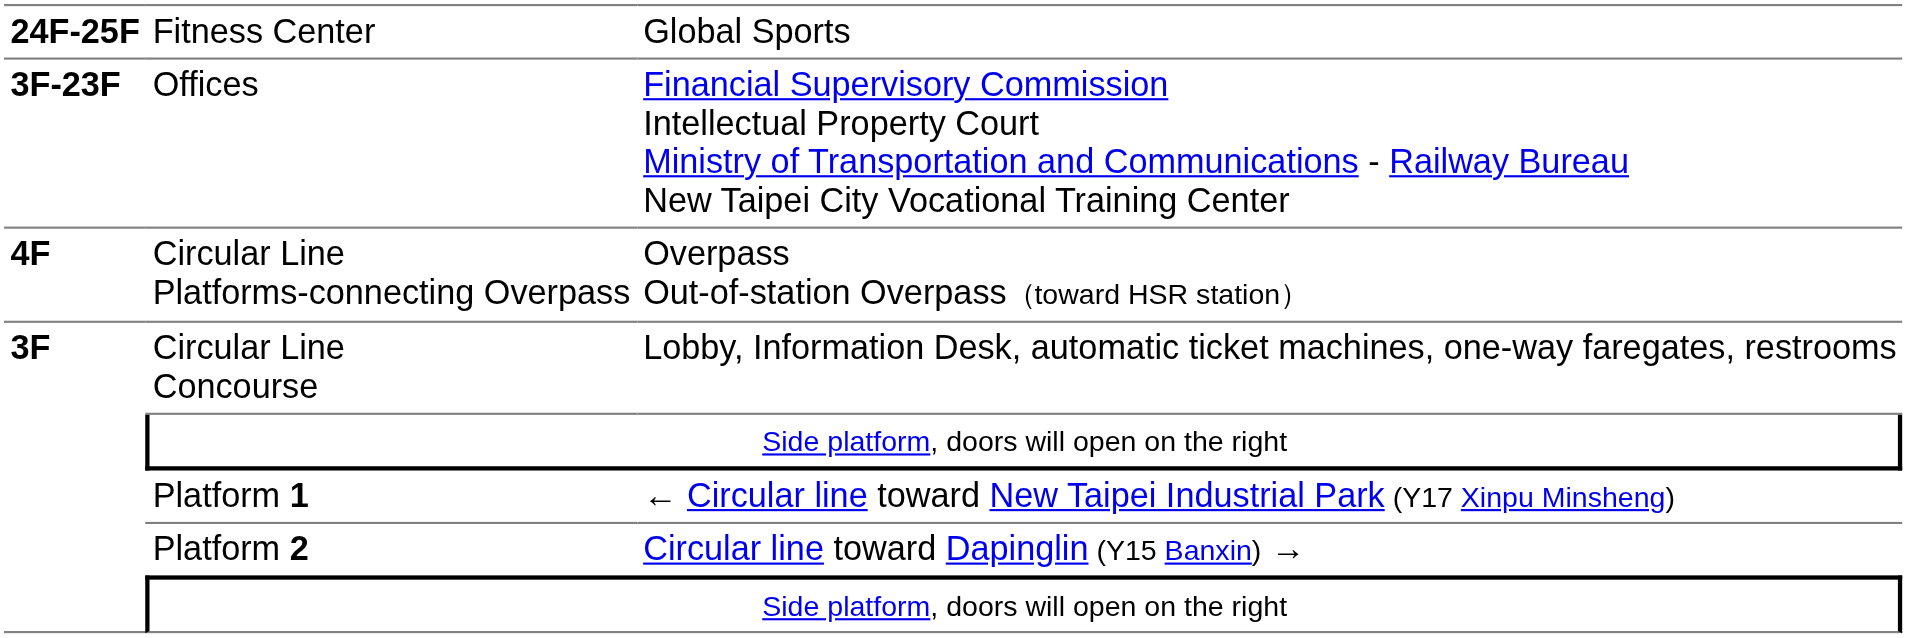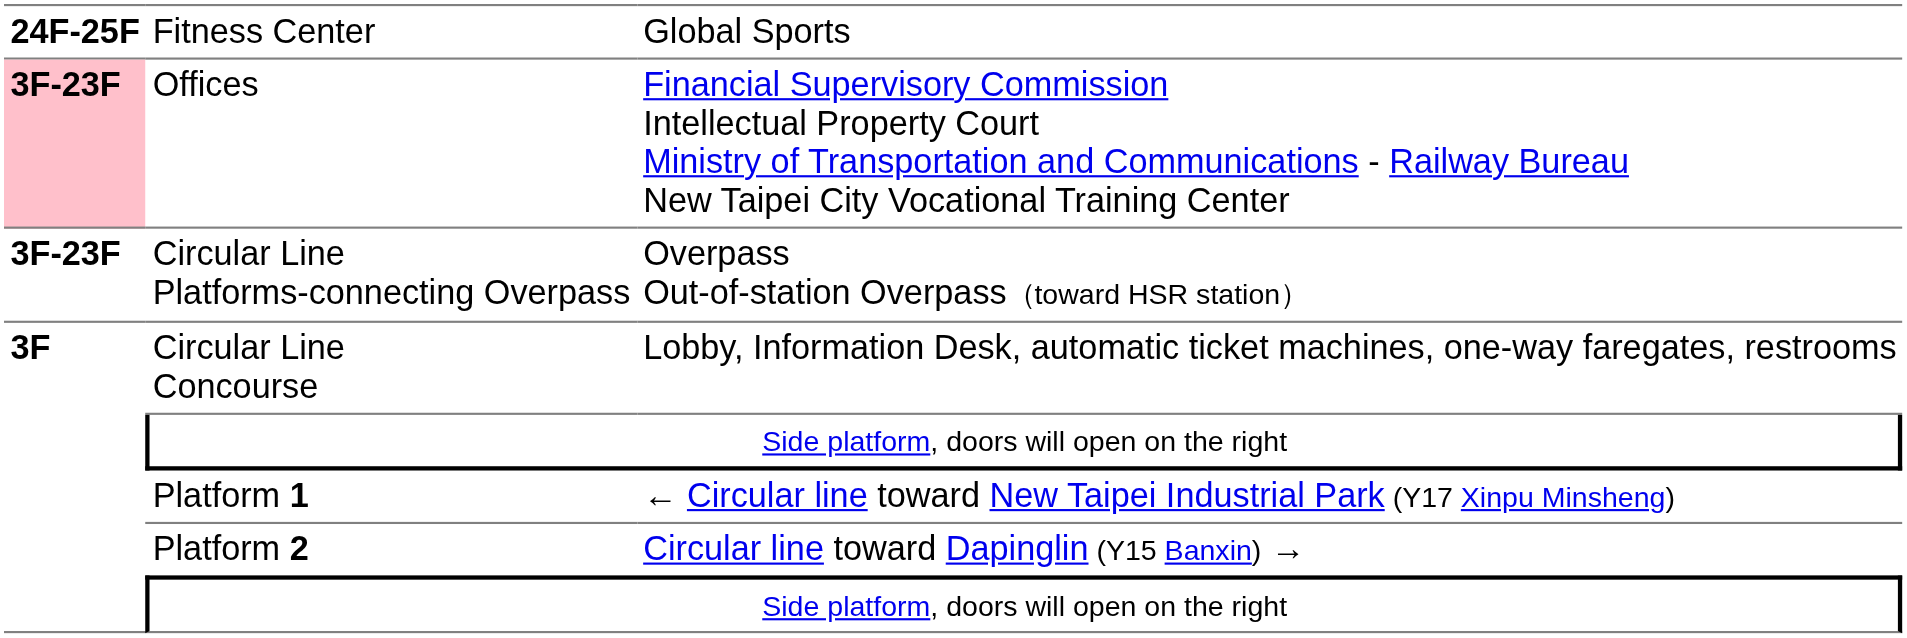(66, 84) no background -> (66, 84) pink background
(30, 253) 4F -> (66, 253) 3F-23F
